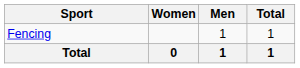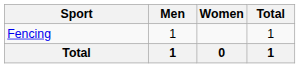columns swapped: (223, 14) <-> (174, 14)
